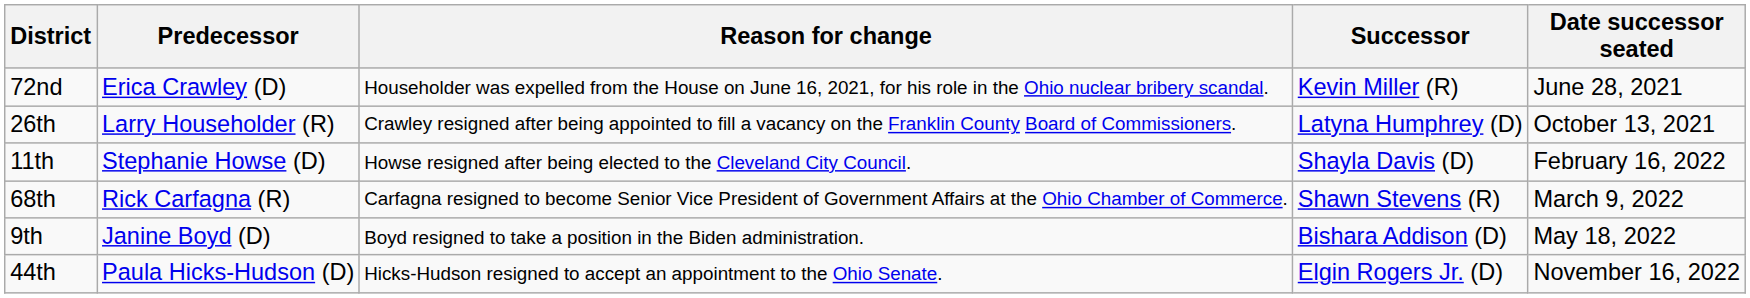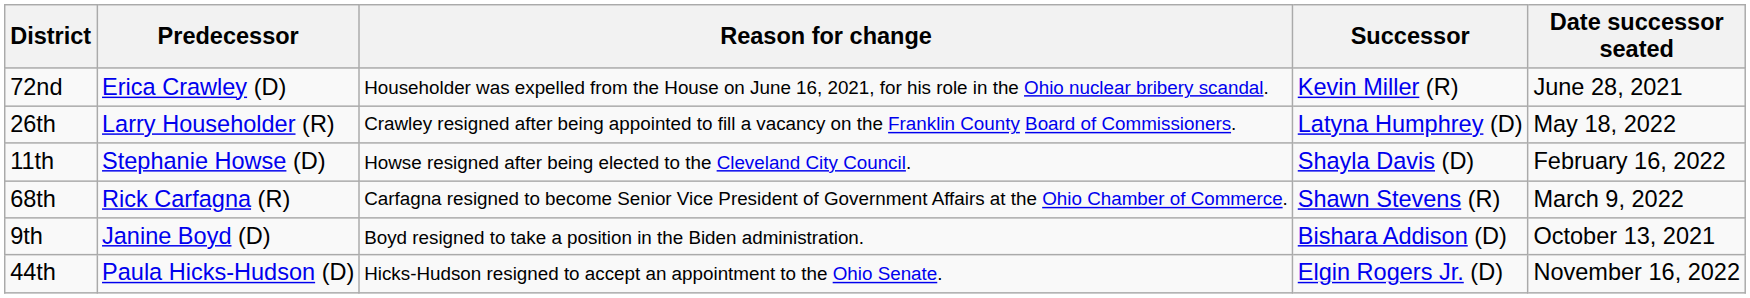(1624, 124) October 13, 2021 -> (1605, 124) May 18, 2022
(1605, 236) May 18, 2022 -> (1624, 236) October 13, 2021
